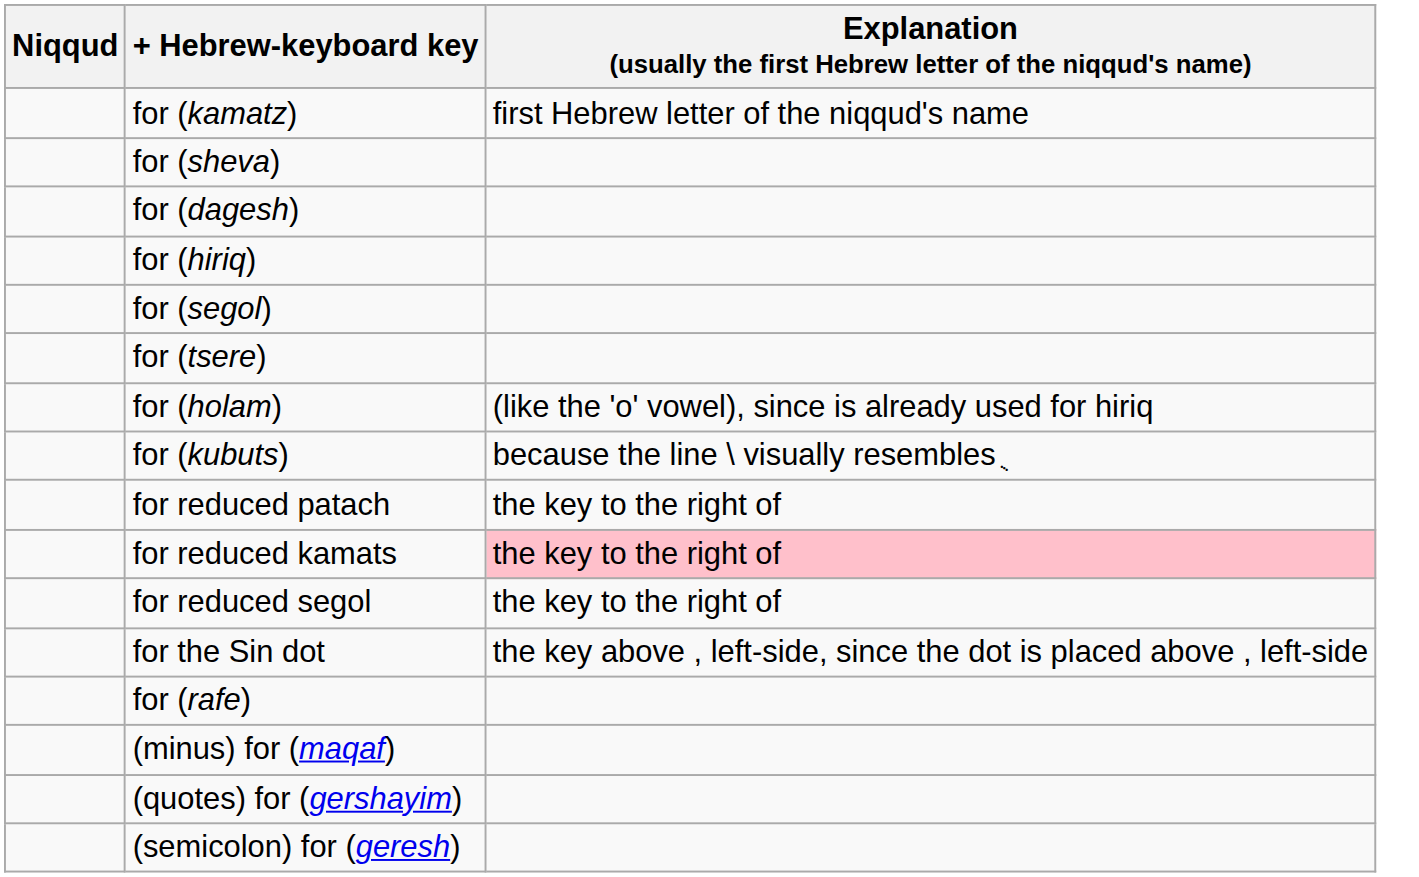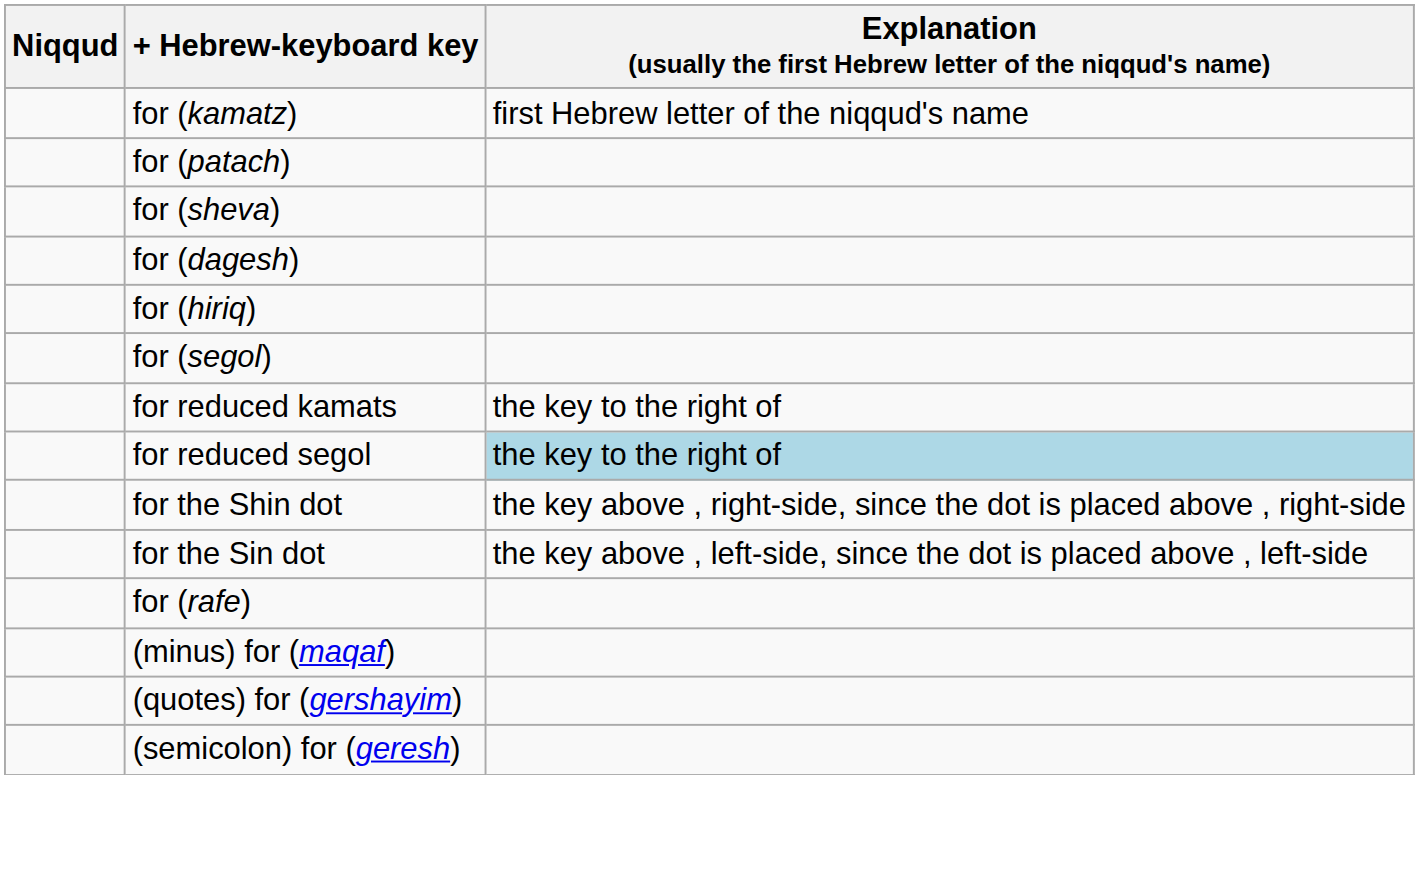+ row: (212, 161)
- row: (200, 357)
- row: (207, 406)
- row: (211, 455)
- row: (261, 504)
(637, 553) pink background -> (637, 406) no background
(637, 602) no background -> (637, 455) lightblue background
+ row: (237, 504)
